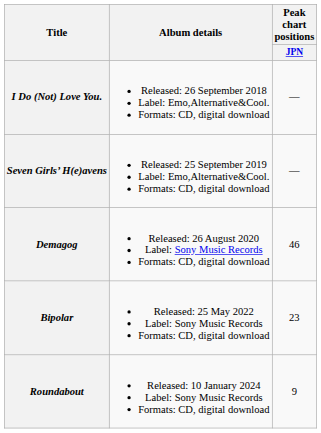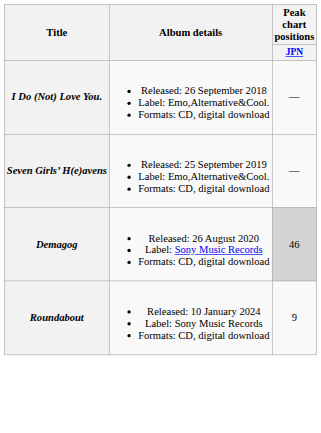(294, 244) no background -> (294, 244) lightgrey background
- row: (57, 317)
